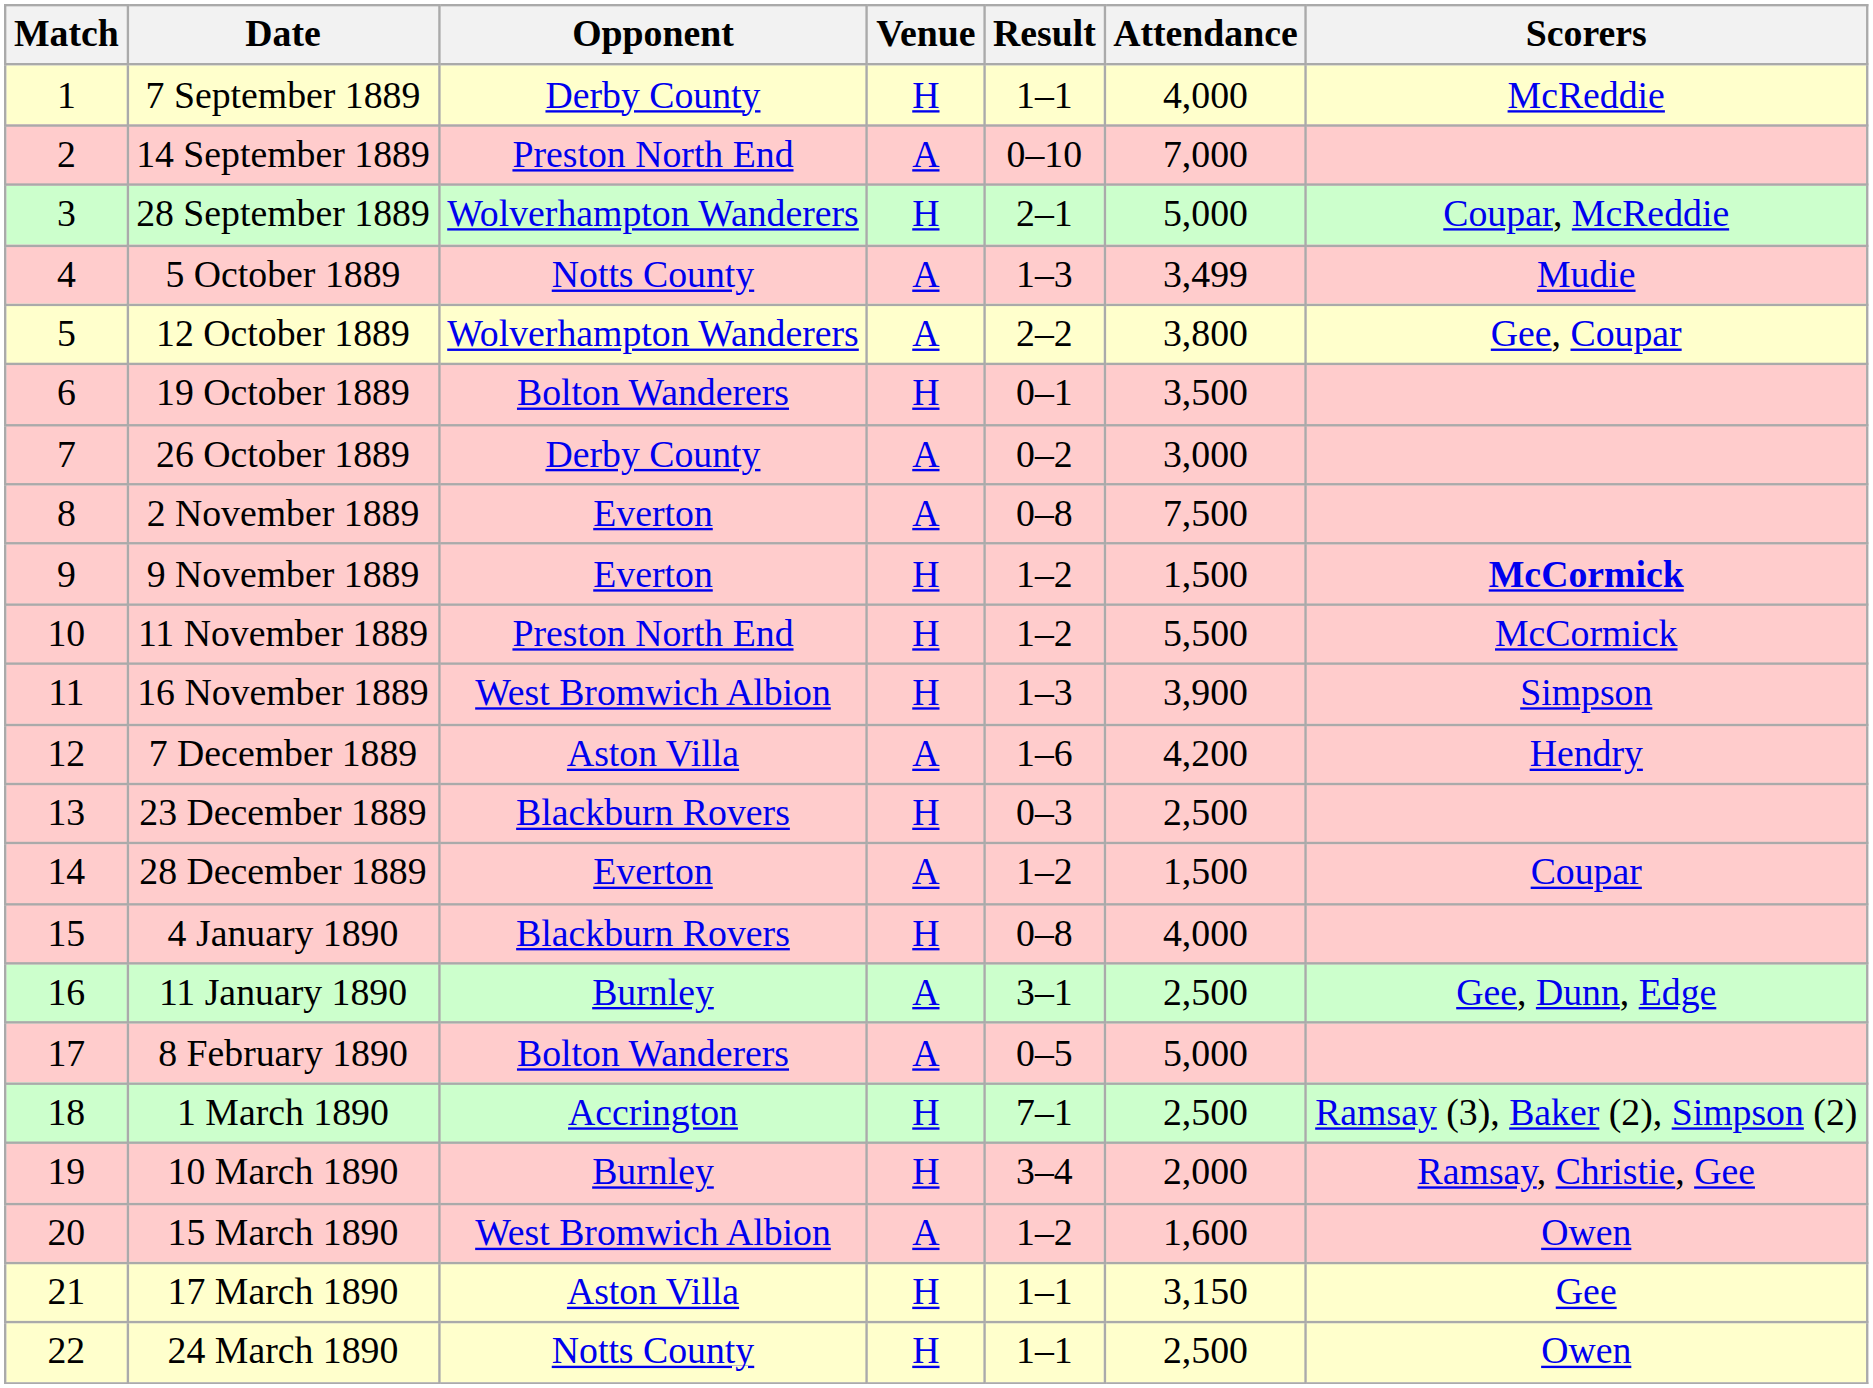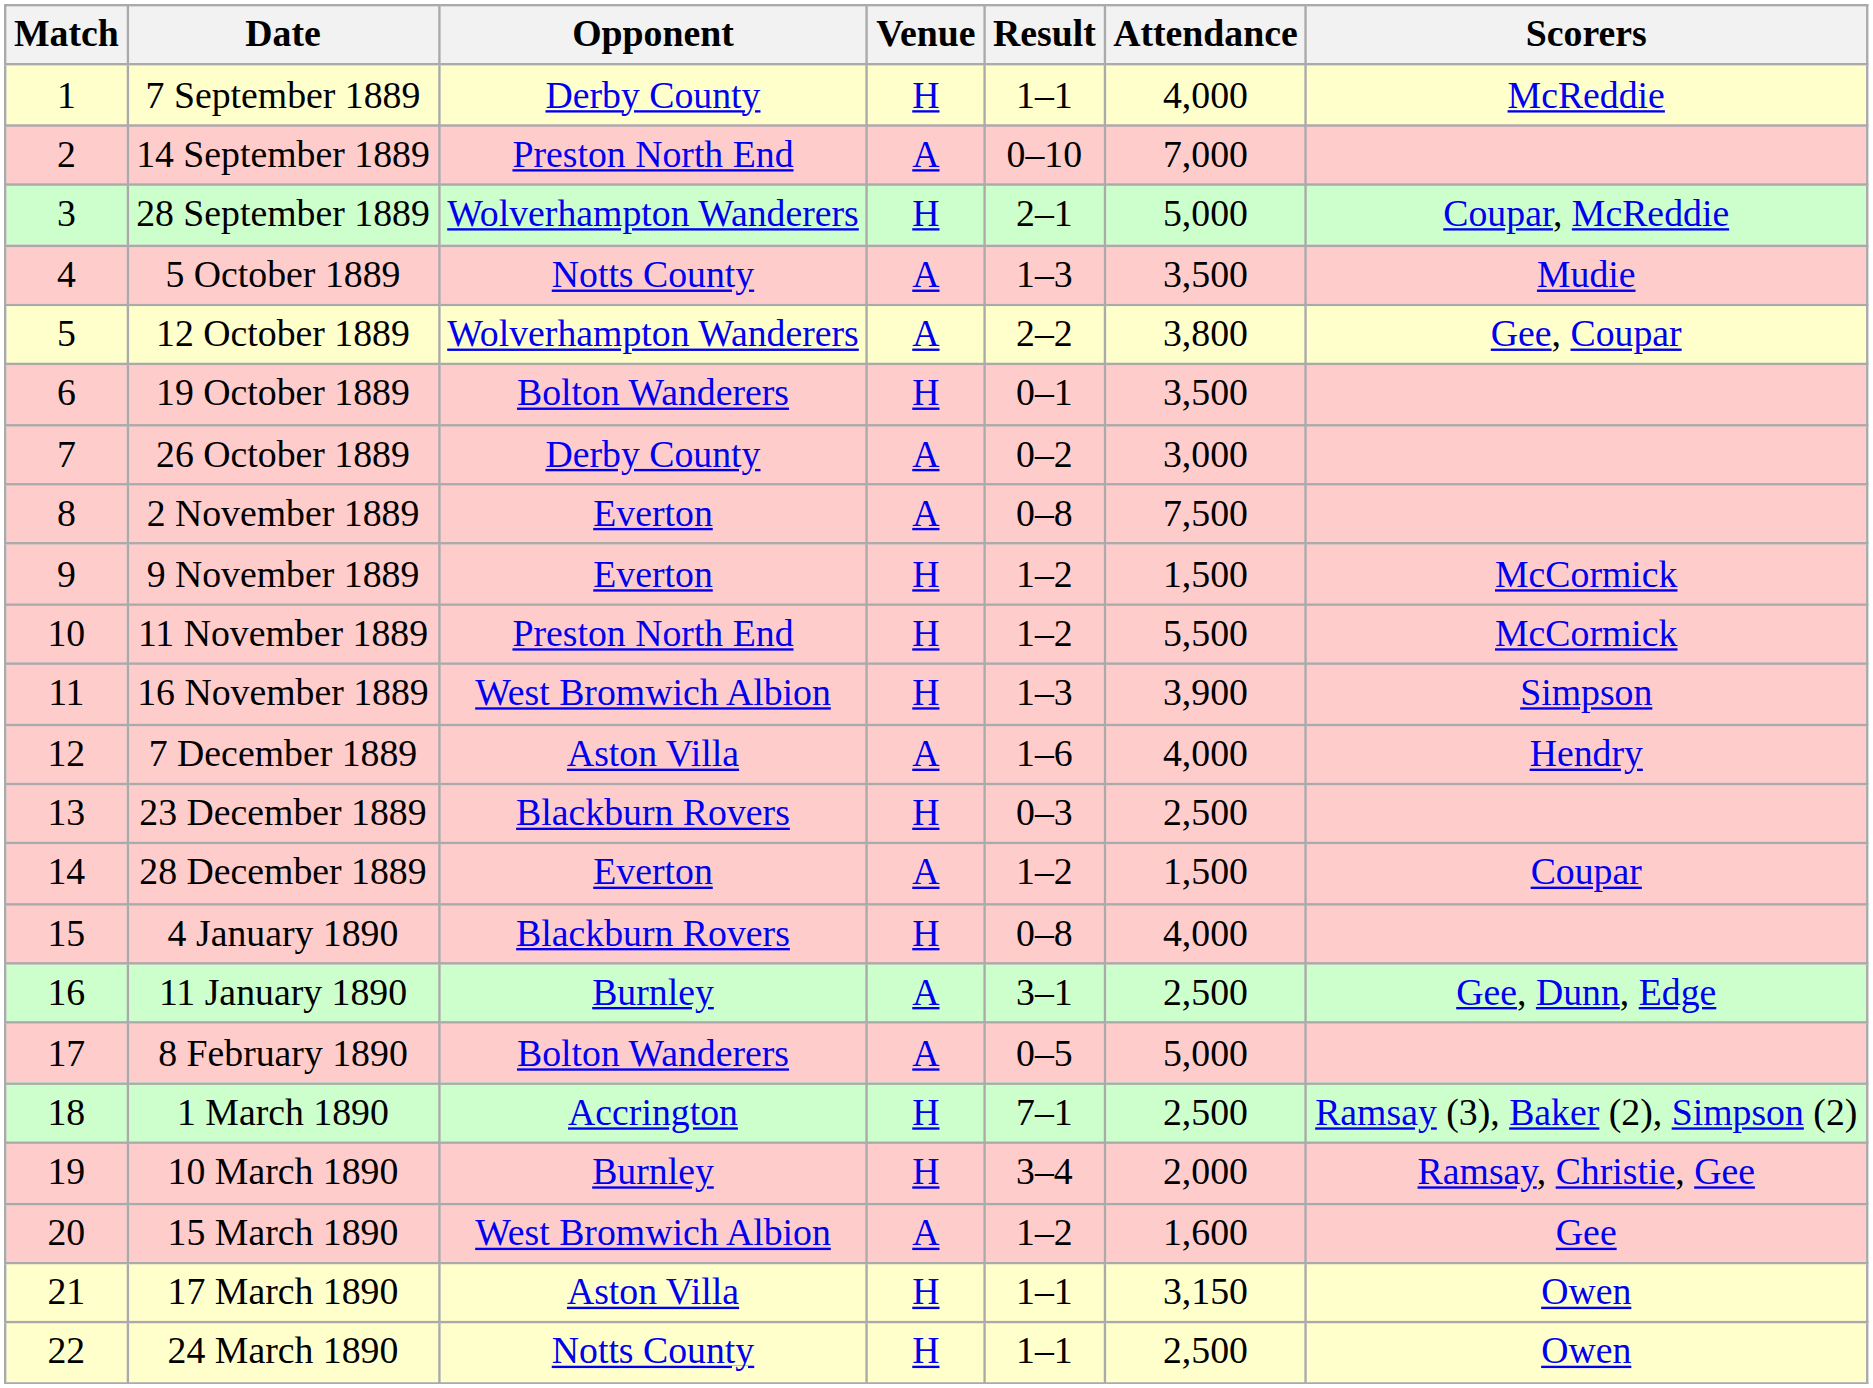(1205, 273) 3,499 -> (1205, 273) 3,500
(1586, 573) bold -> (1586, 573) normal
(1205, 753) 4,200 -> (1205, 753) 4,000
(1586, 1232) Owen -> (1586, 1232) Gee
(1586, 1292) Gee -> (1586, 1292) Owen
